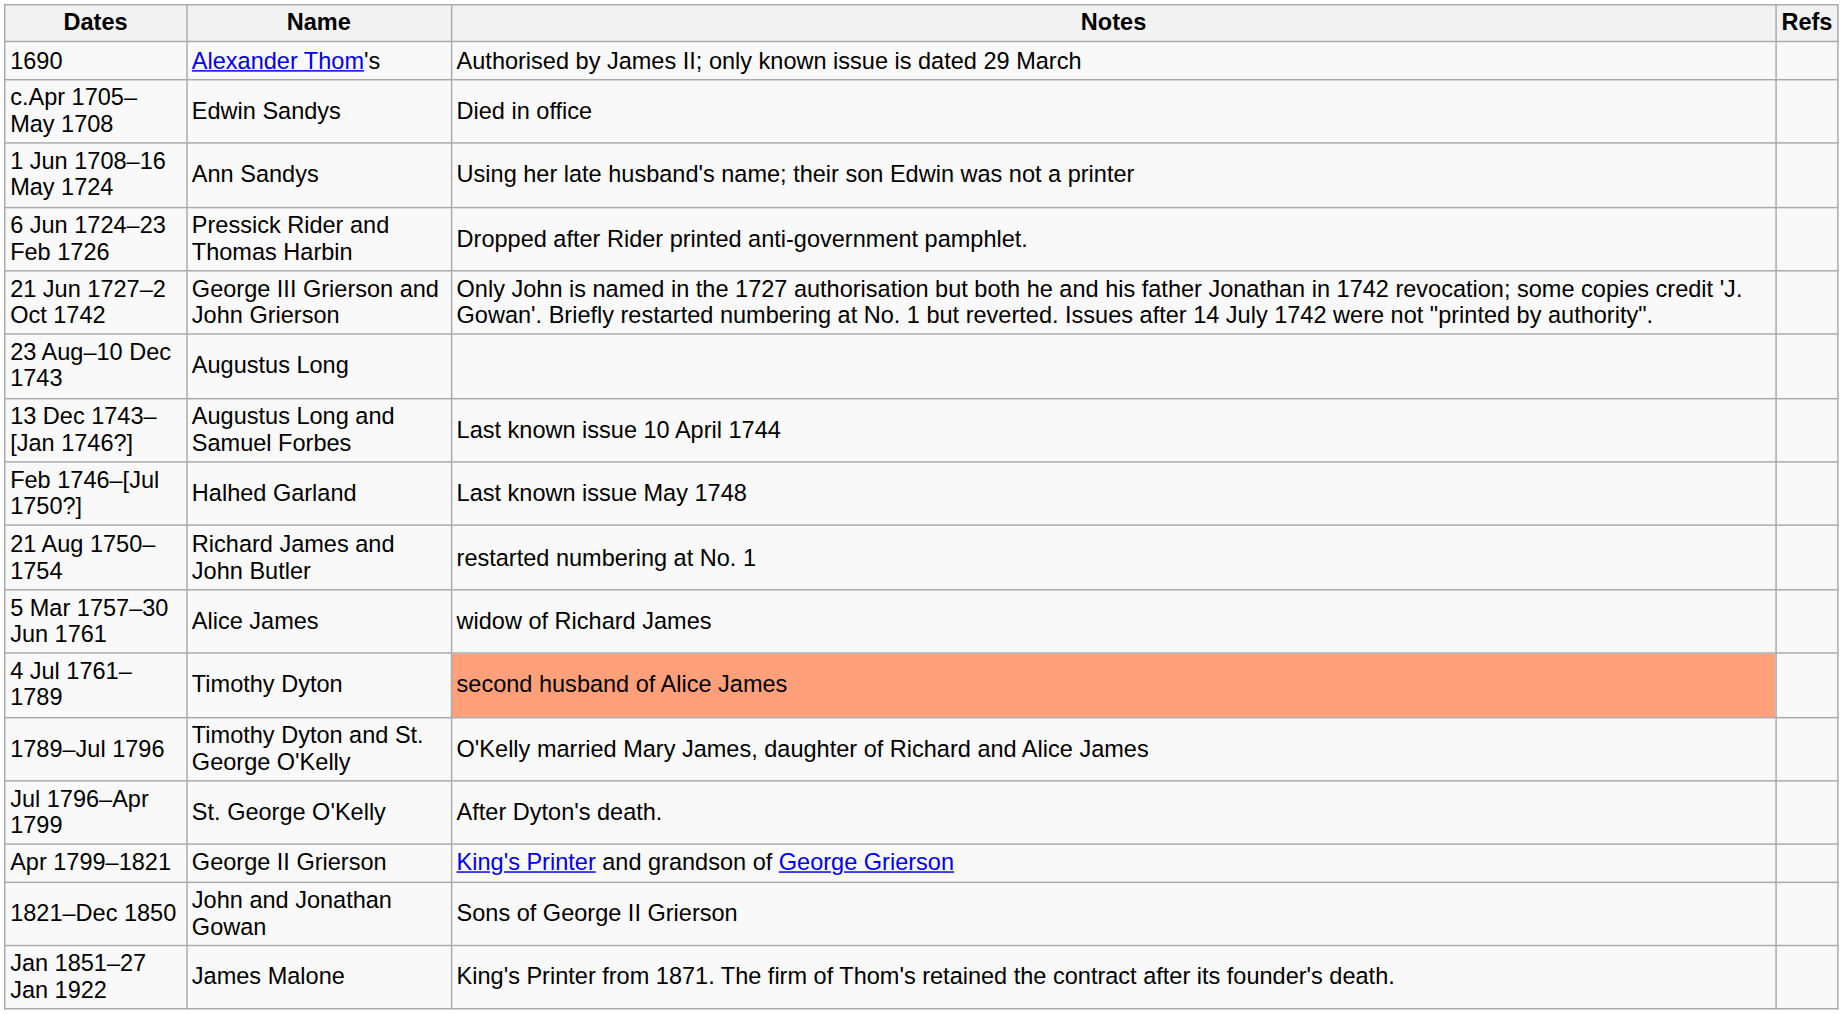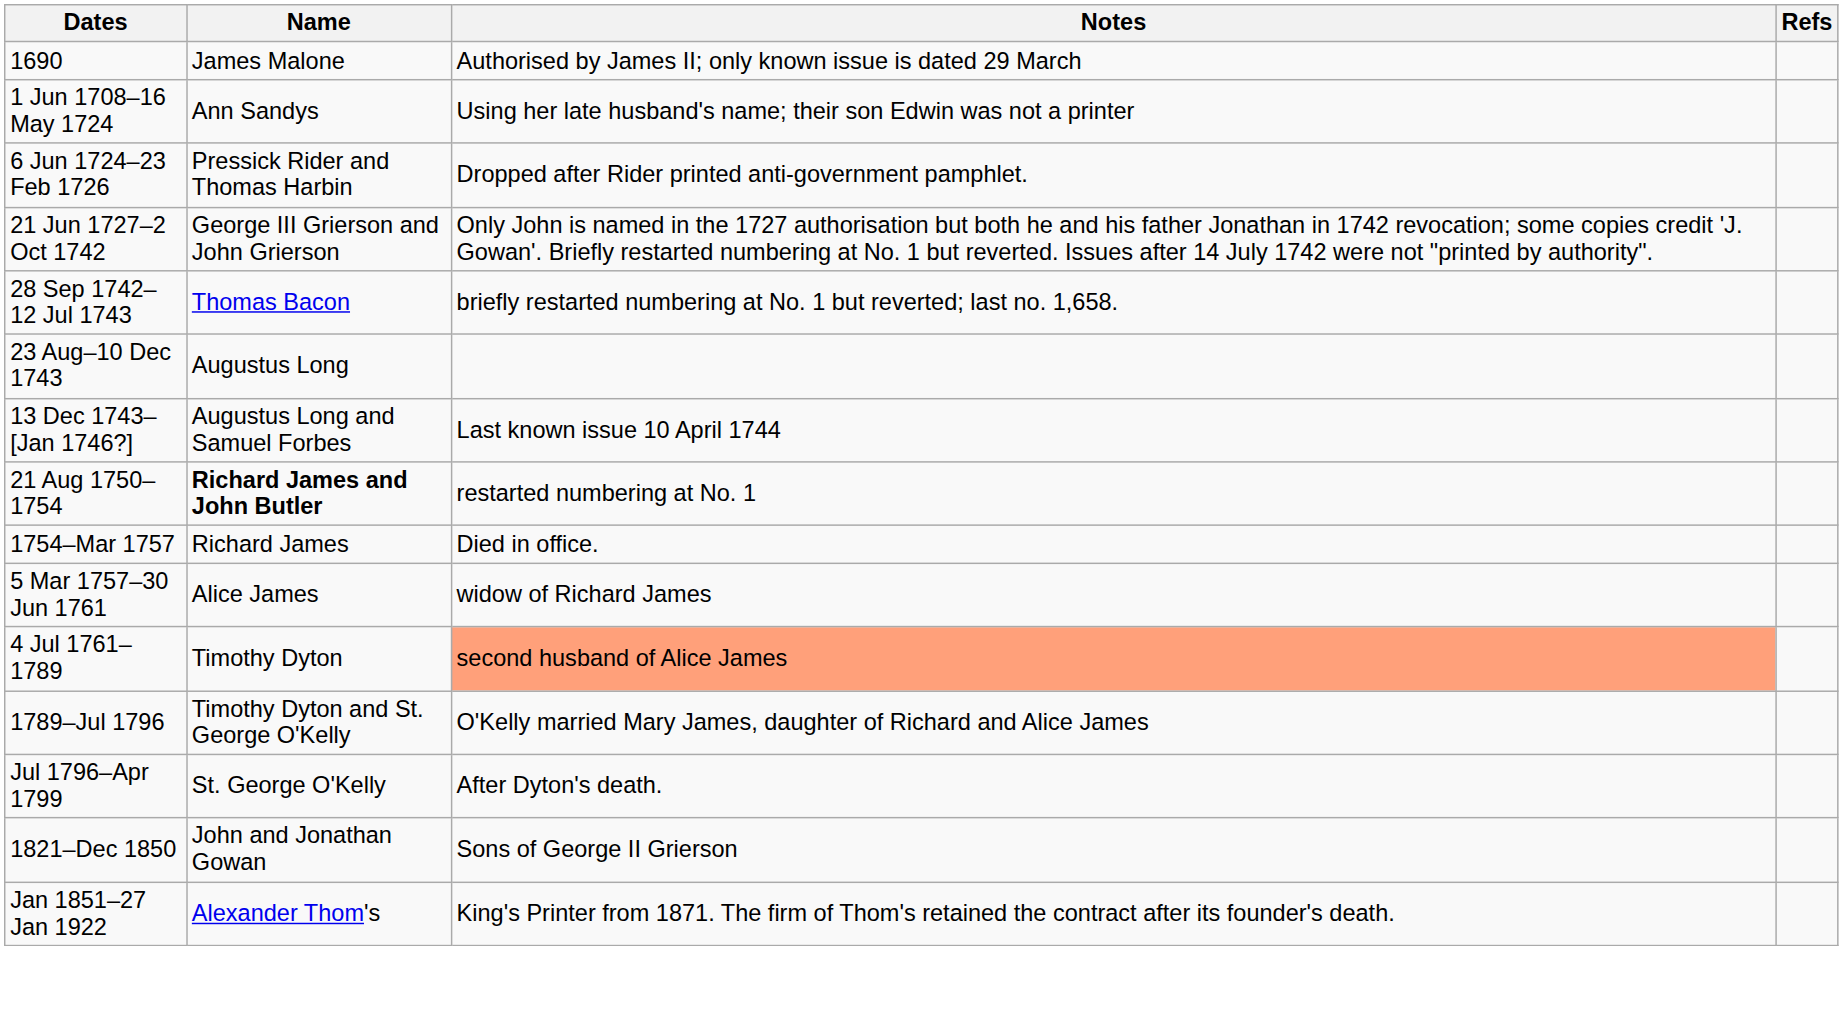(286, 60) Alexander Thom's -> (268, 60) James Malone
- row: (74, 110)
+ row: (83, 302)
- row: (85, 493)
(293, 557) normal -> (300, 493) bold
+ row: (93, 544)
- row: (91, 862)
(268, 977) James Malone -> (286, 913) Alexander Thom's
